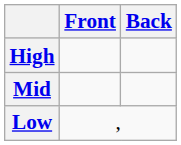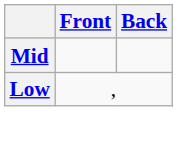- row: (32, 55)
